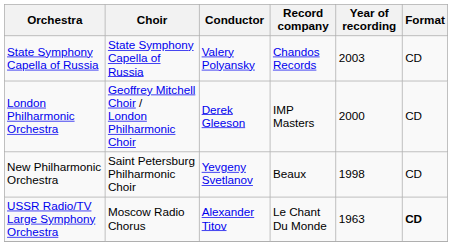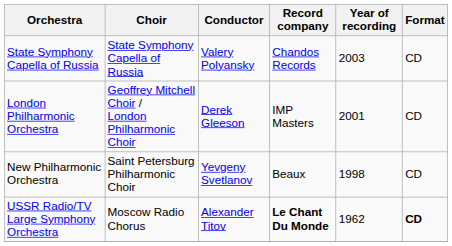(352, 116) 2000 -> (352, 116) 2001
(300, 219) normal -> (300, 219) bold
(352, 219) 1963 -> (352, 219) 1962
